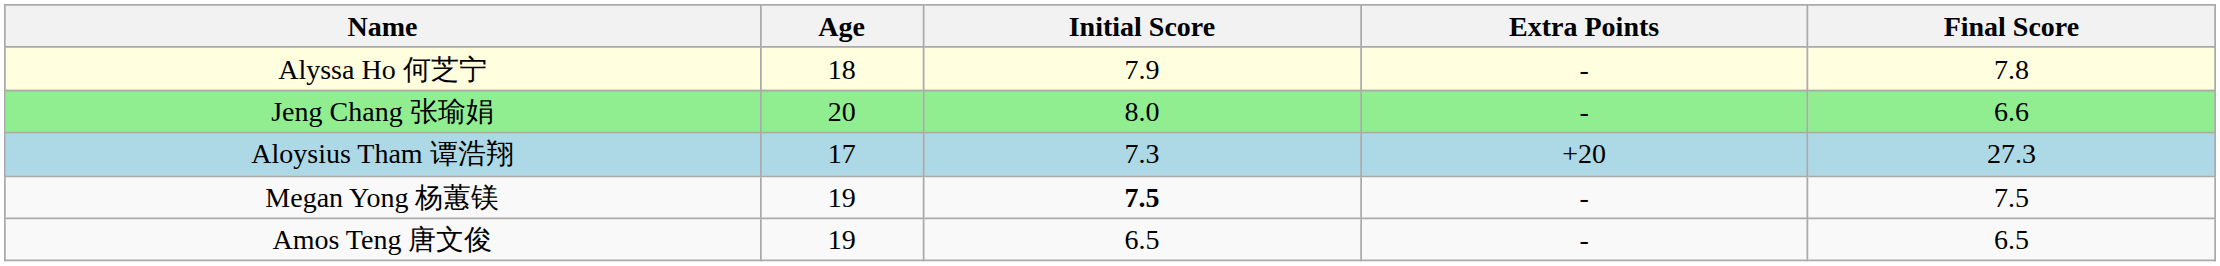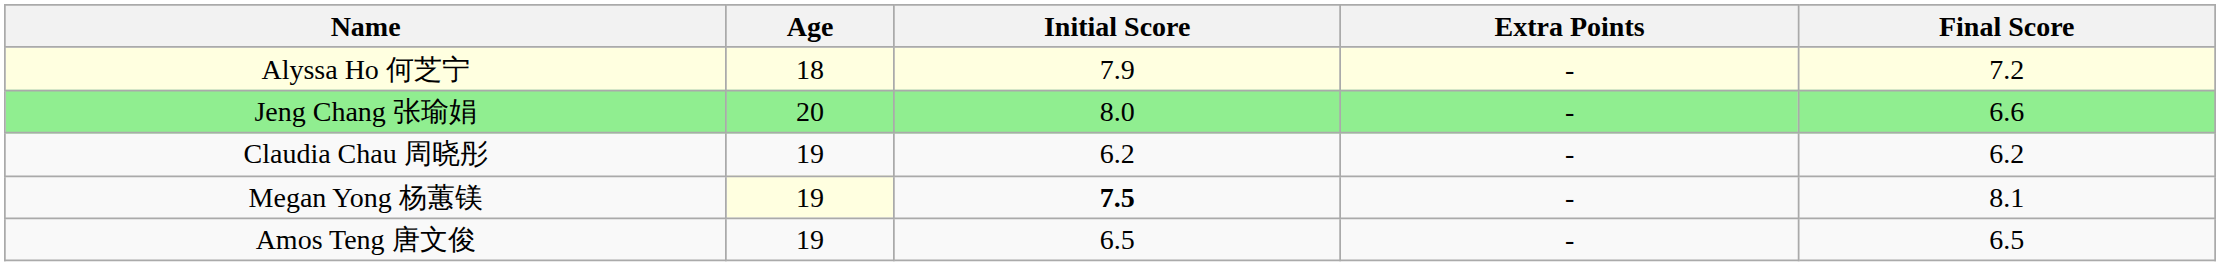(2011, 69) 7.8 -> (2007, 69) 7.2
- row: (382, 154)
+ row: (366, 154)
(842, 197) no background -> (810, 197) lightyellow background
(2011, 197) 7.5 -> (2007, 197) 8.1
